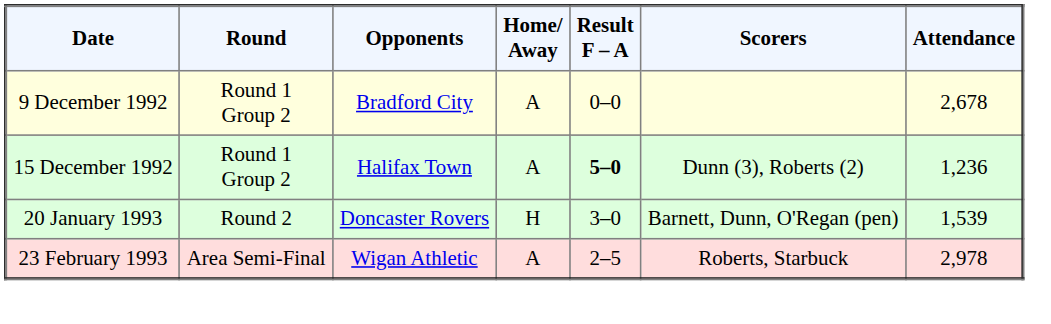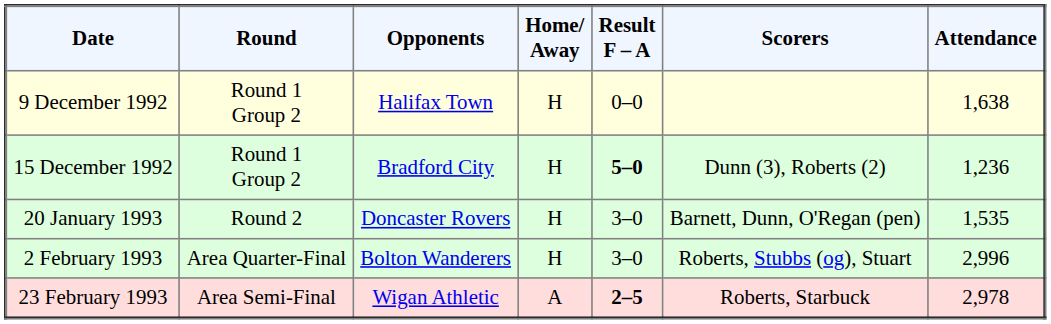(414, 102) Bradford City -> (436, 102) Halifax Town
(533, 102) A -> (555, 102) H
(964, 102) 2,678 -> (986, 102) 1,638
(414, 166) Halifax Town -> (436, 166) Bradford City
(533, 166) A -> (555, 166) H
(964, 218) 1,539 -> (986, 218) 1,535
+ row: (93, 258)
(605, 258) normal -> (627, 297) bold
